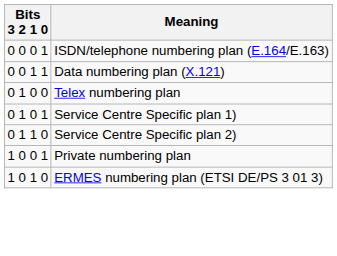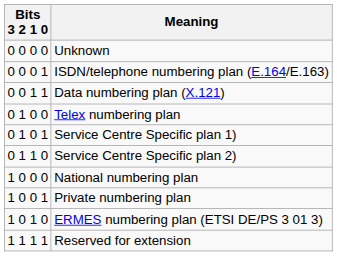+ row: (82, 51)
+ row: (126, 177)
+ row: (122, 240)
